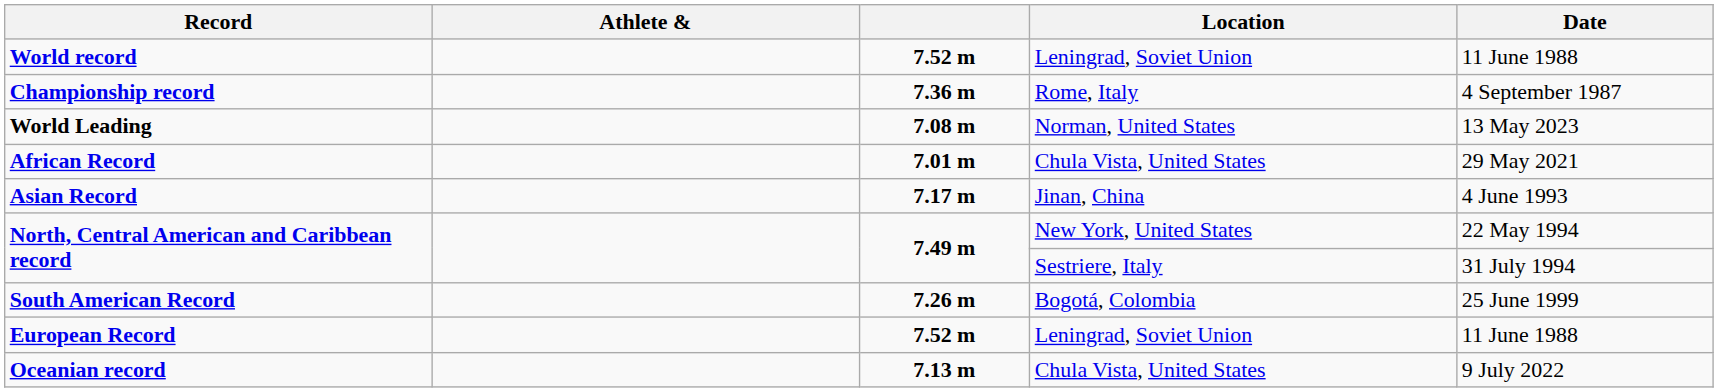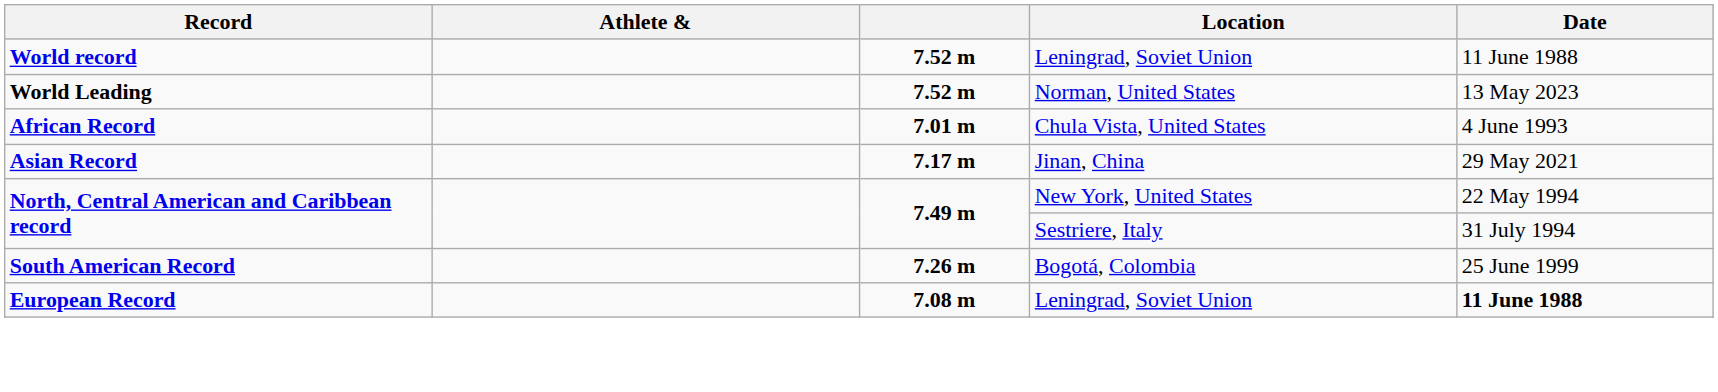- row: (112, 91)
(944, 126) 7.08 m -> (944, 91) 7.52 m
(1520, 160) 29 May 2021 -> (1515, 126) 4 June 1993
(1515, 195) 4 June 1993 -> (1520, 160) 29 May 2021
(944, 334) 7.52 m -> (944, 299) 7.08 m
(1520, 334) normal -> (1522, 299) bold
- row: (88, 369)
